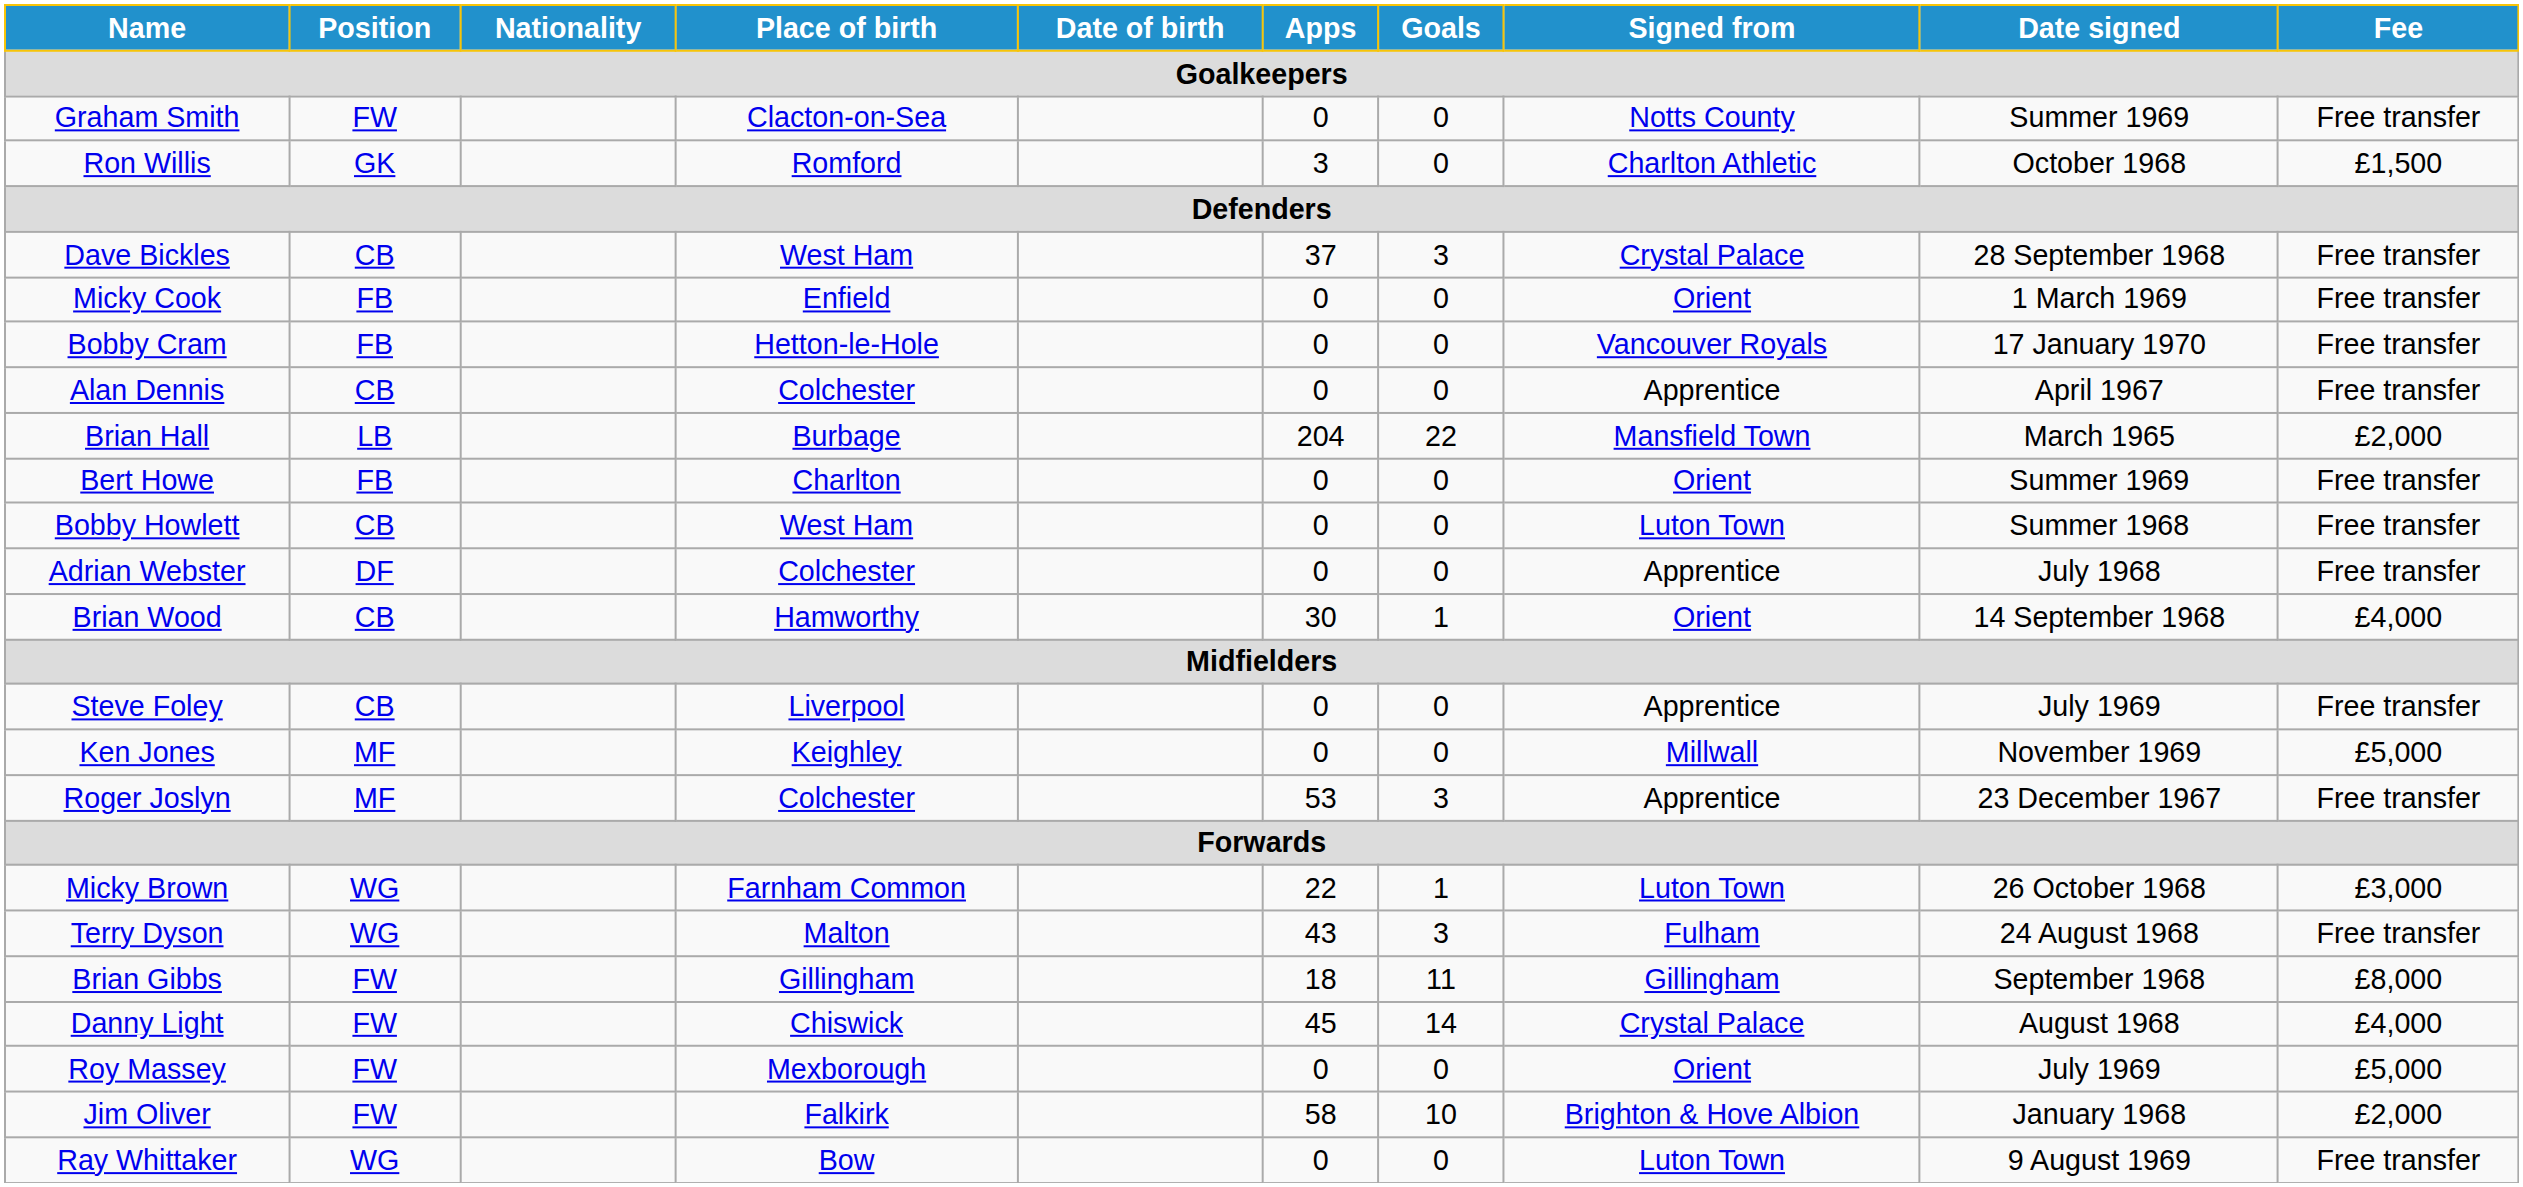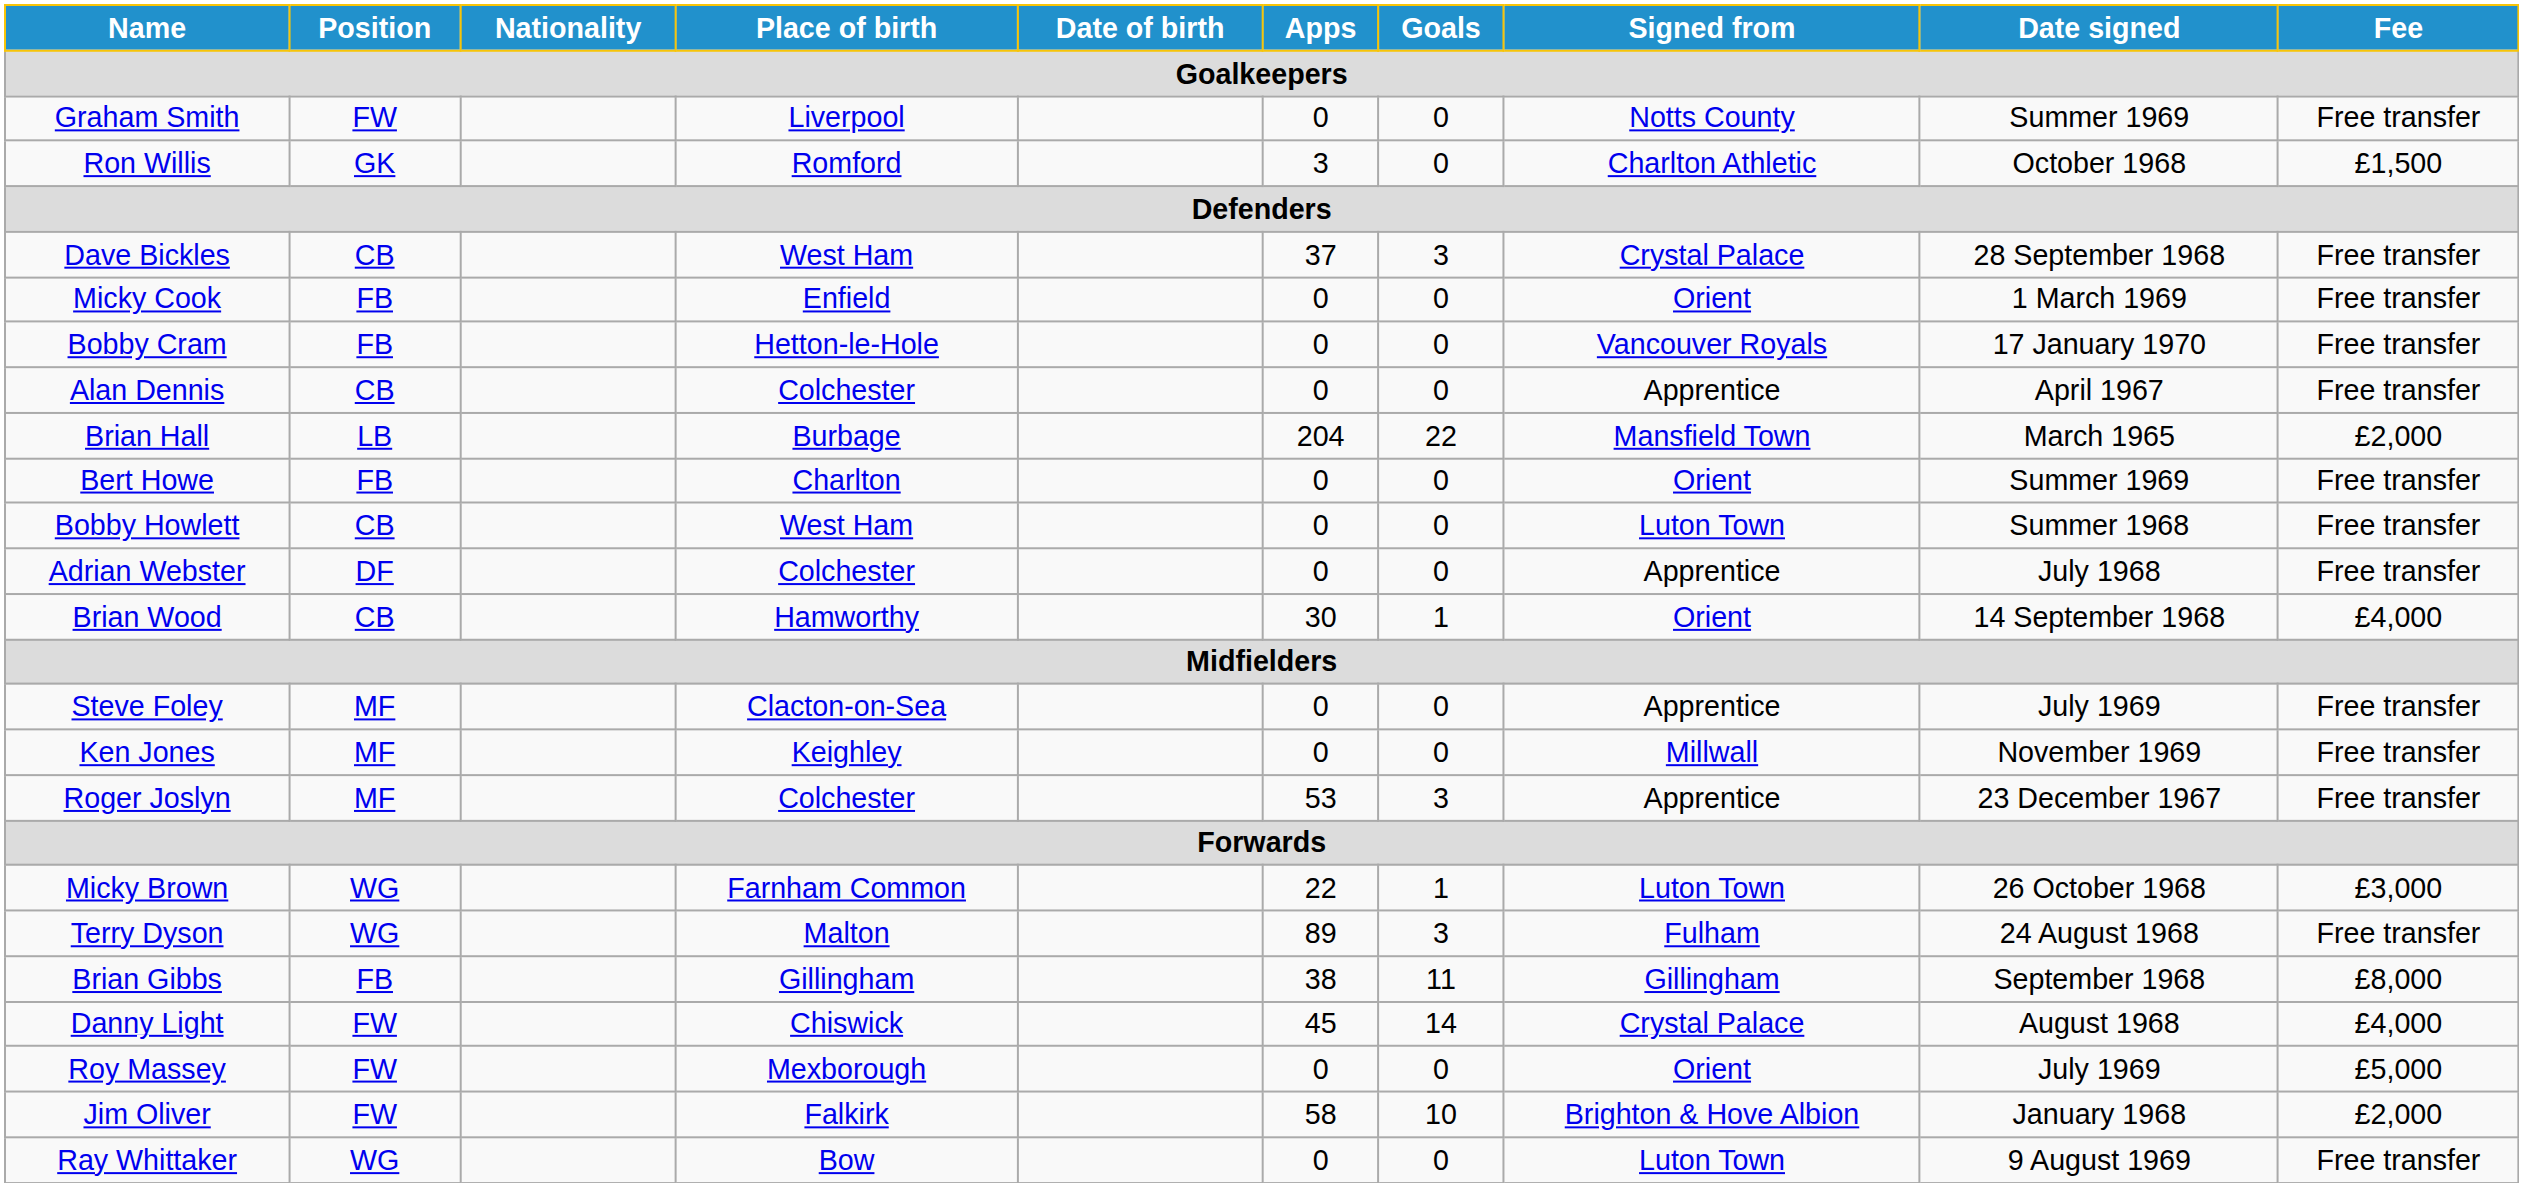(847, 119) Clacton-on-Sea -> (847, 119) Liverpool
(375, 707) CB -> (375, 707) MF
(847, 707) Liverpool -> (847, 707) Clacton-on-Sea
(2398, 752) £5,000 -> (2398, 752) Free transfer
(1321, 933) 43 -> (1321, 933) 89
(375, 979) FW -> (375, 979) FB
(1321, 979) 18 -> (1321, 979) 38
